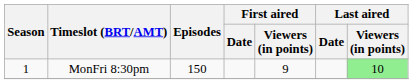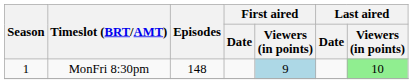(197, 68) 150 -> (197, 68) 148
(285, 68) no background -> (285, 68) lightblue background
